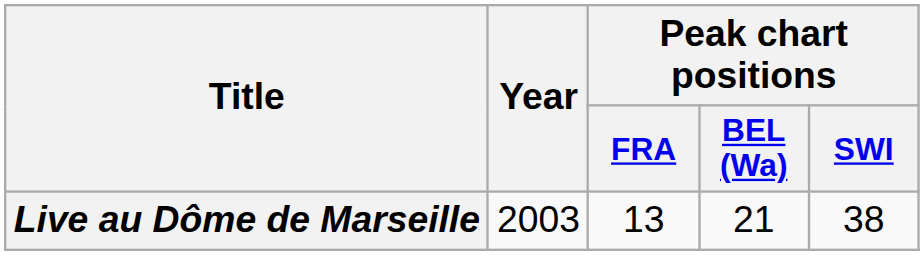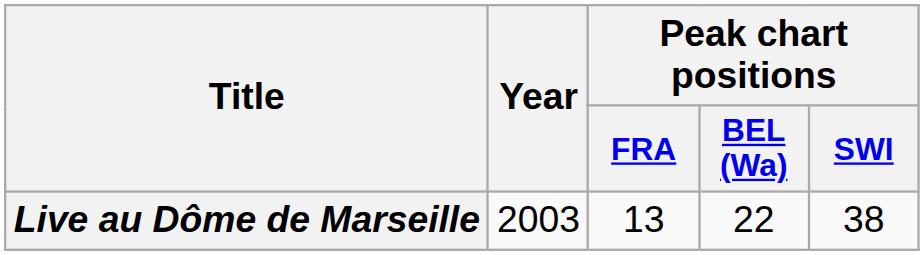(754, 220) 21 -> (754, 220) 22
